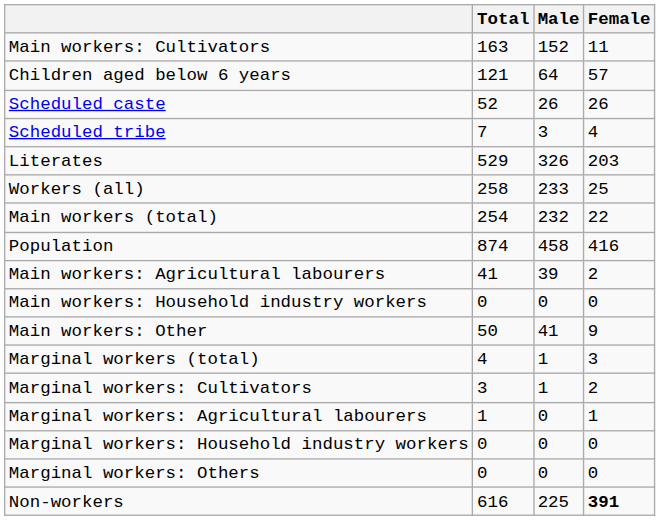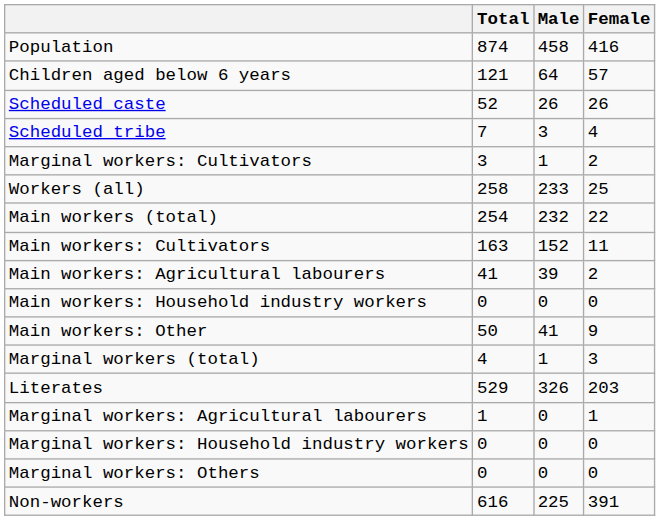rows swapped: (61, 246) <-> (139, 47)
rows swapped: (56, 161) <-> (160, 388)
(603, 502) bold -> (603, 502) normal
